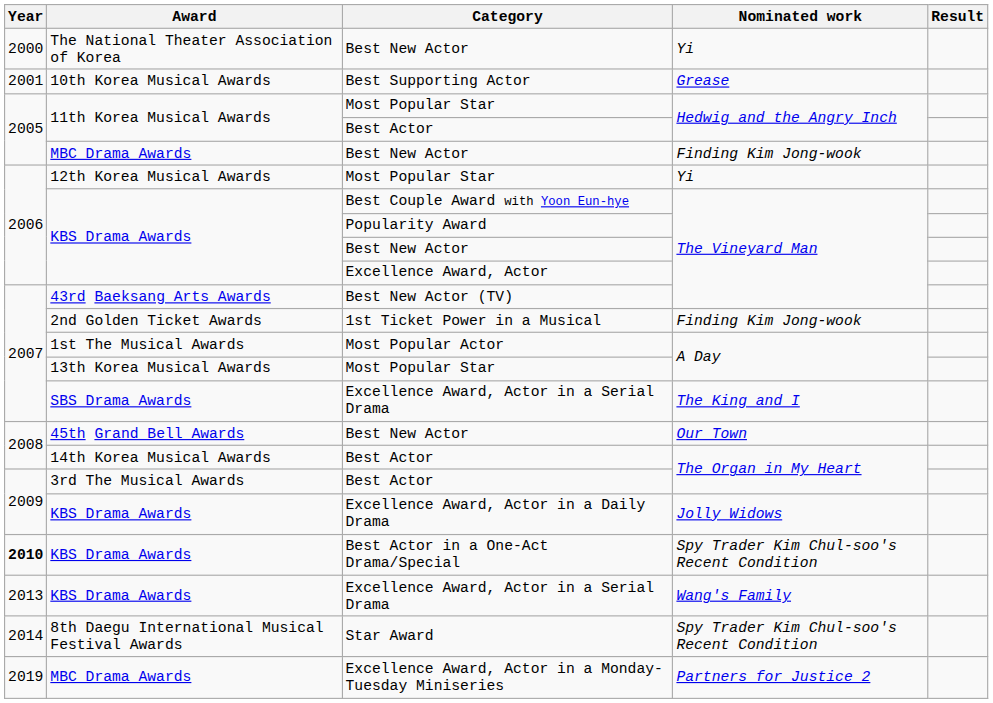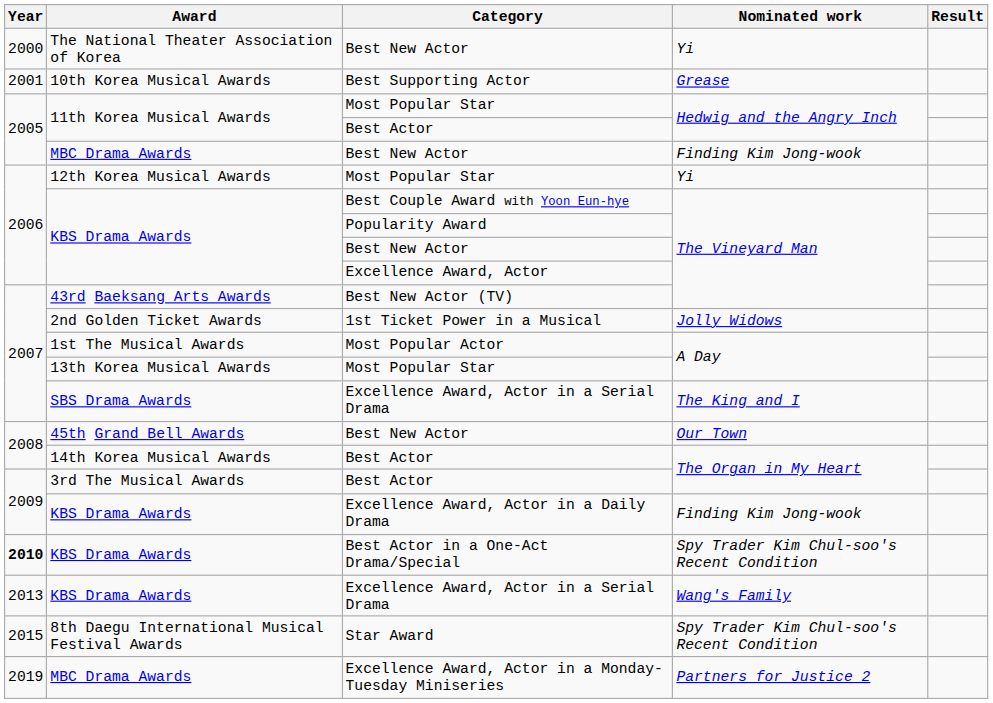(769, 321) Finding Kim Jong-wook -> (729, 321) Jolly Widows
(729, 514) Jolly Widows -> (769, 514) Finding Kim Jong-wook
(26, 636) 2014 -> (26, 636) 2015
